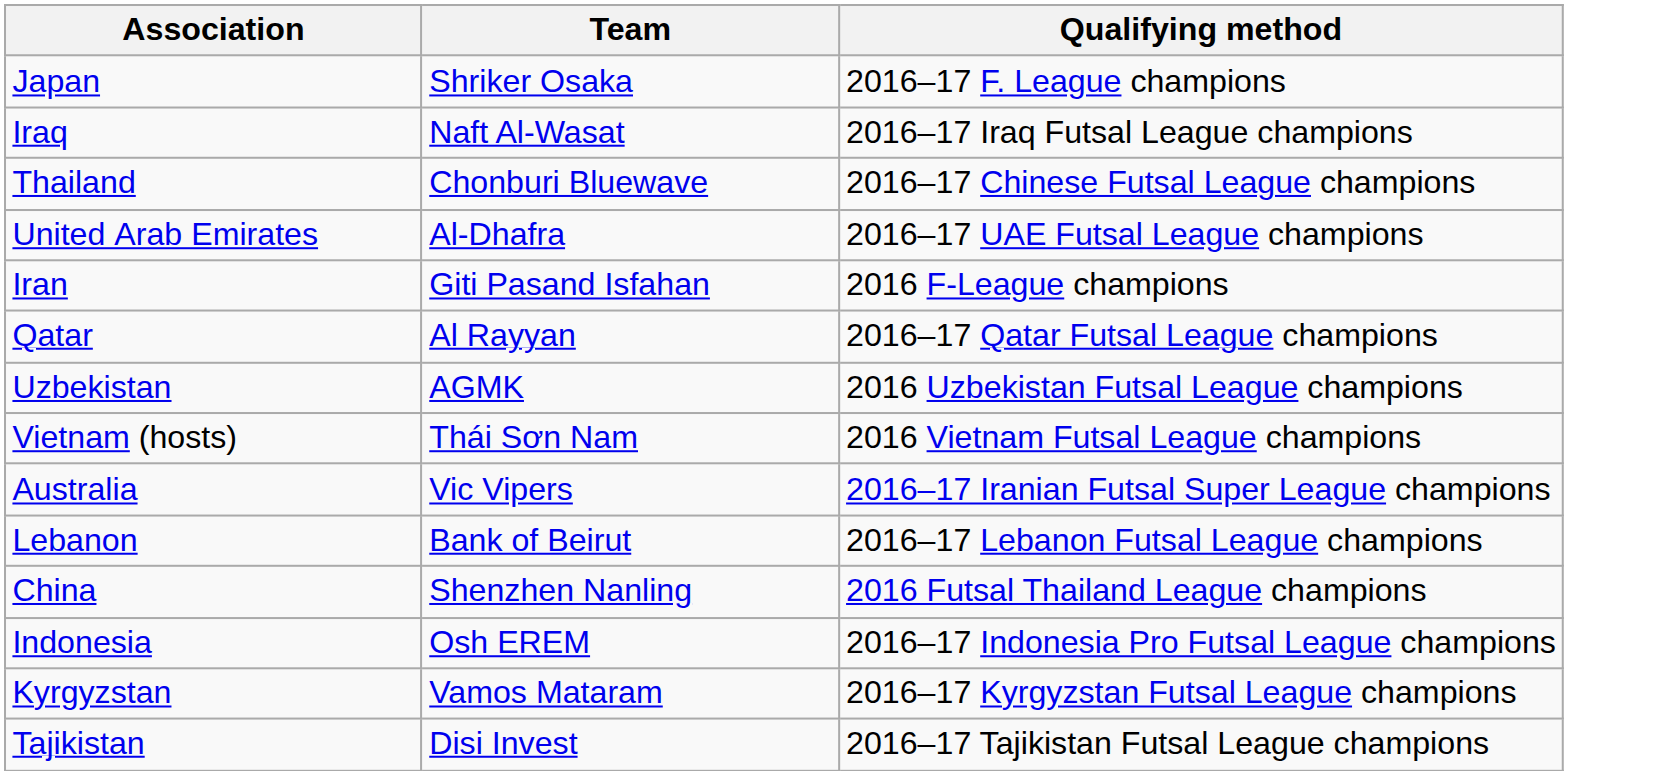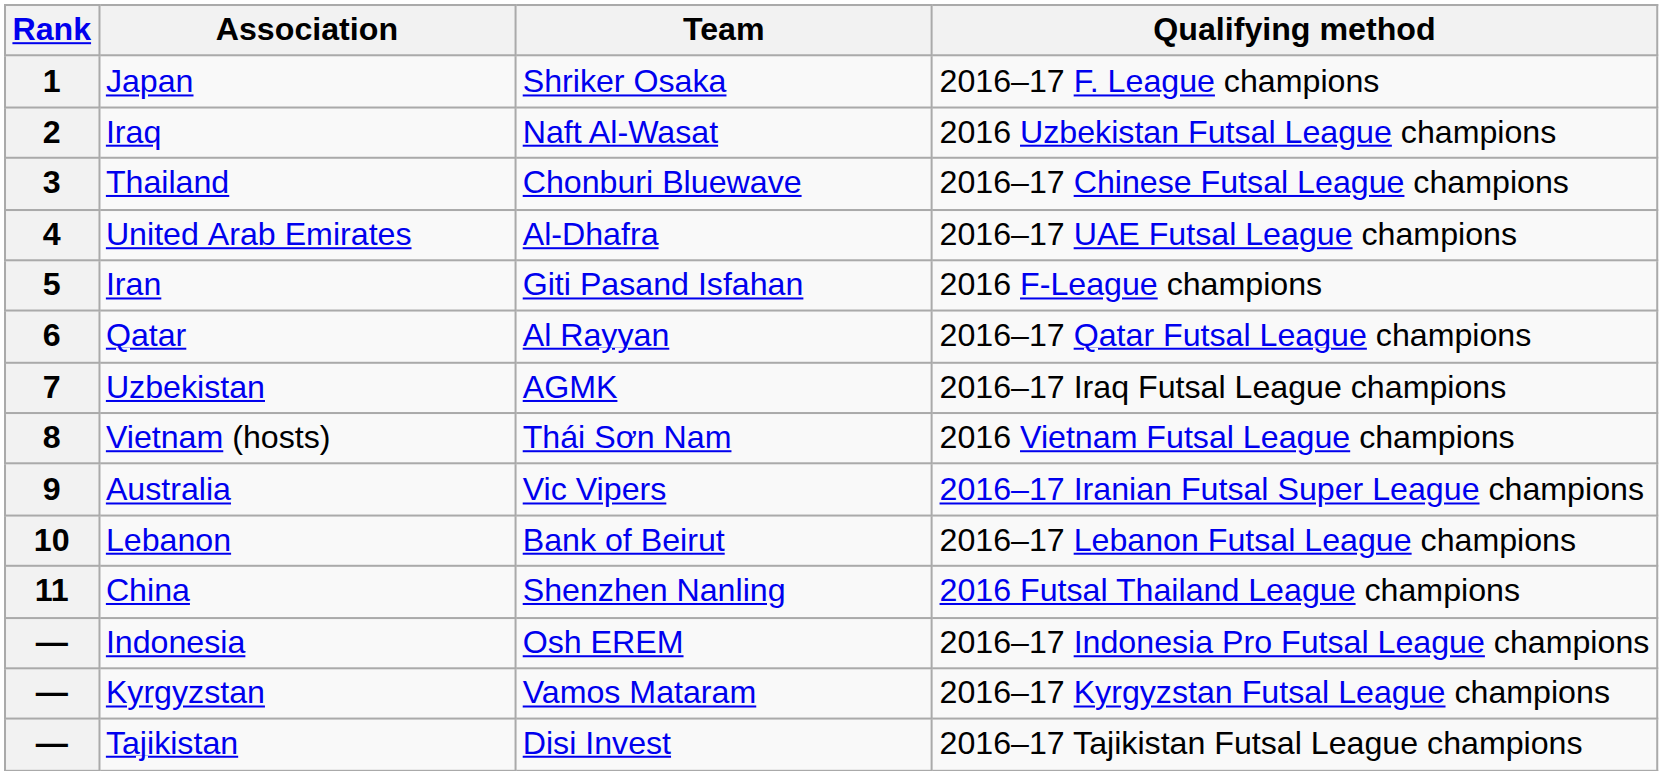+ column: (52, 30)
(1129, 132) 2016–17 Iraq Futsal League champions -> (1248, 132) 2016 Uzbekistan Futsal League champions
(1154, 387) 2016 Uzbekistan Futsal League champions -> (1223, 387) 2016–17 Iraq Futsal League champions
